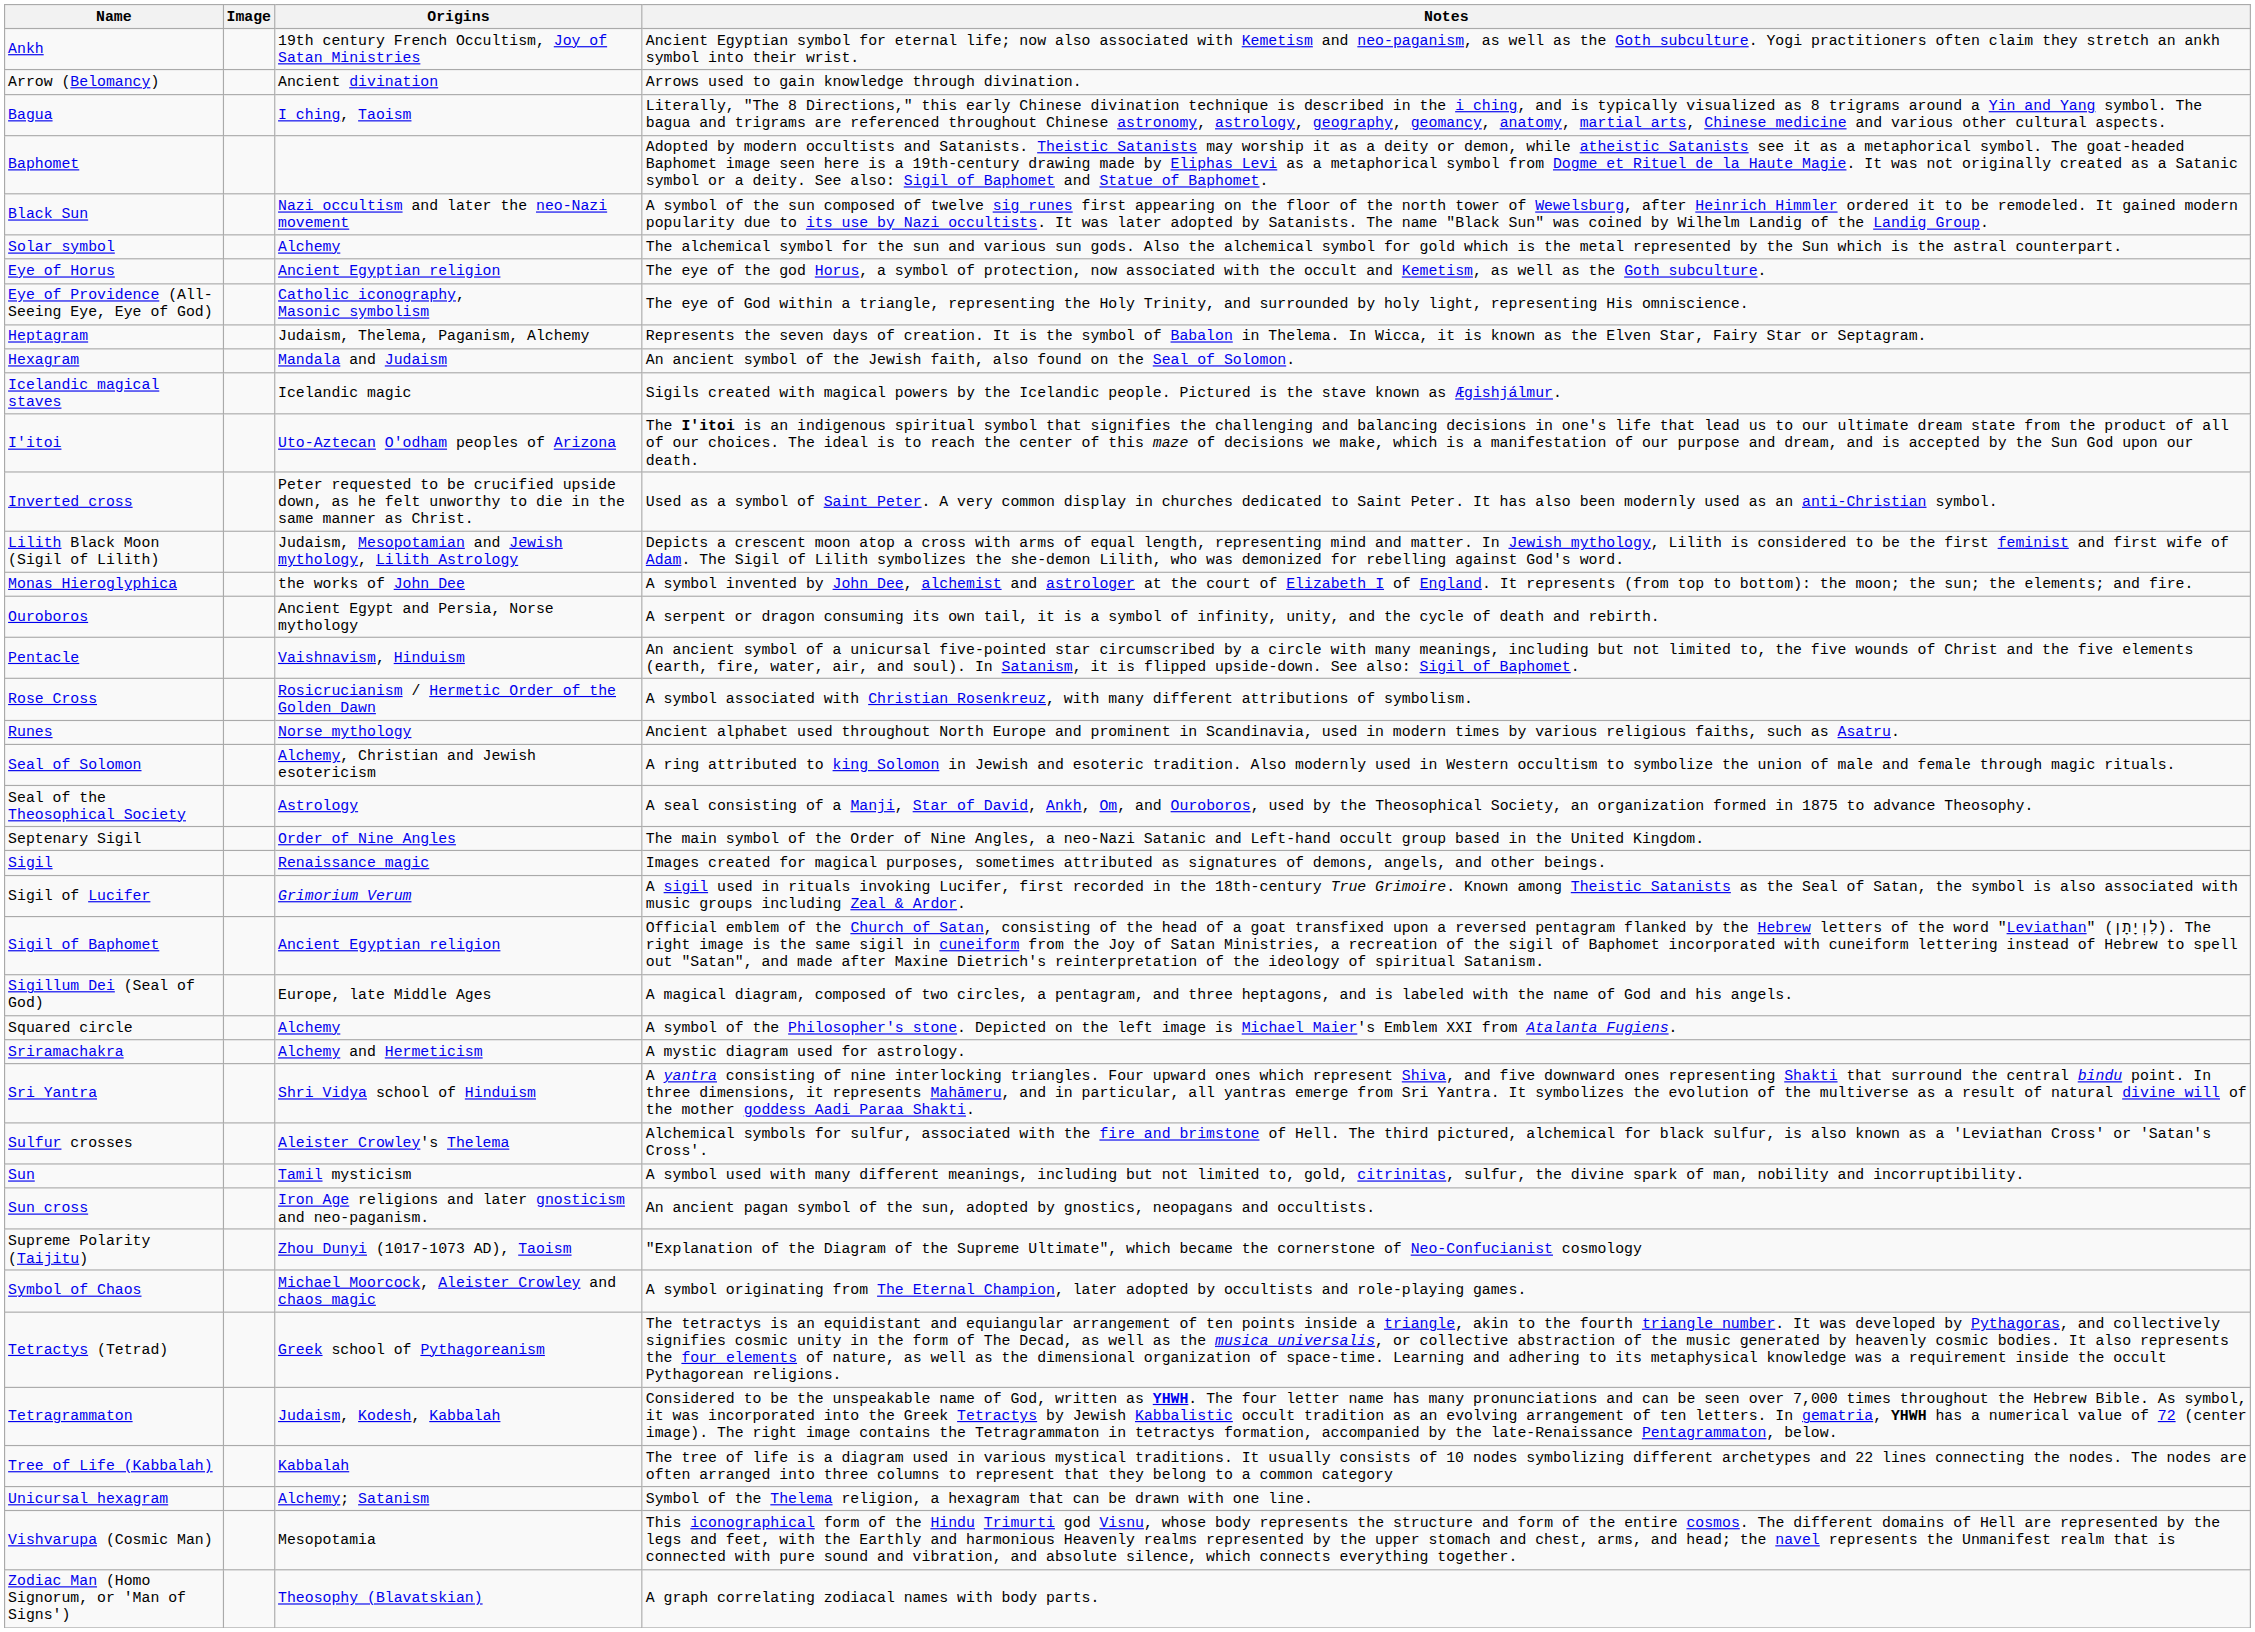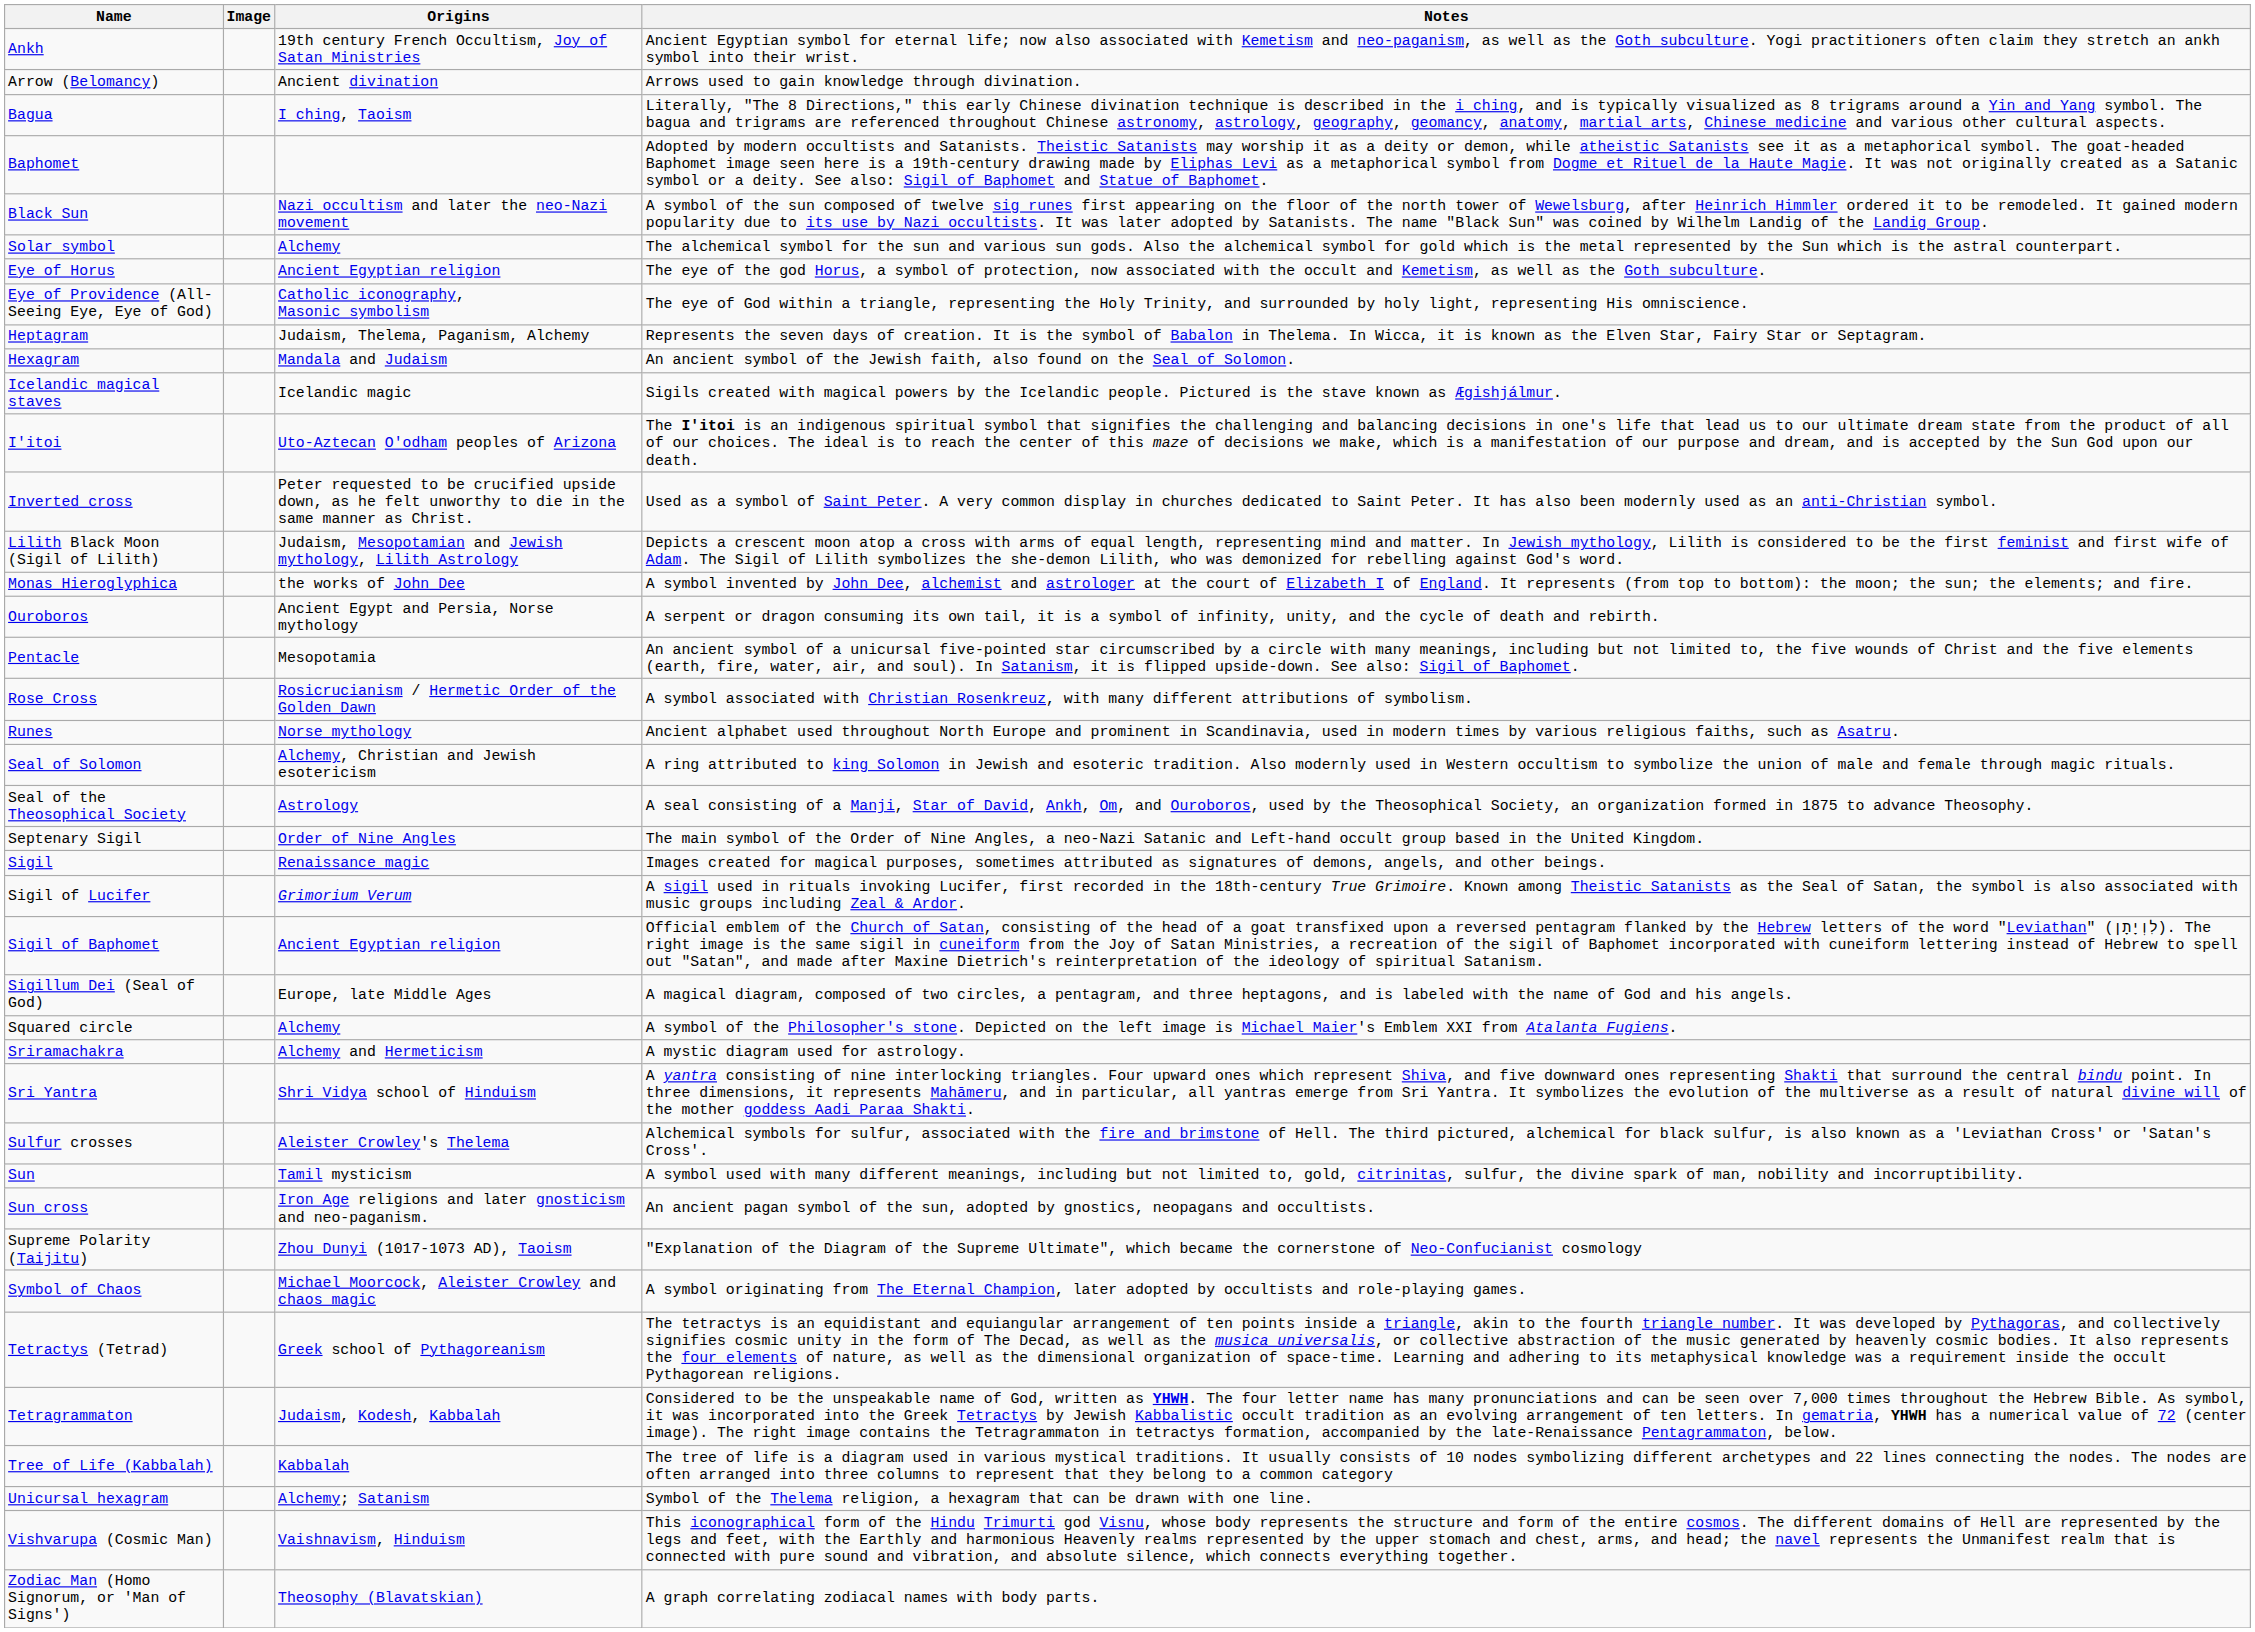(371, 658) Vaishnavism, Hinduism -> (327, 658) Mesopotamia
(327, 1540) Mesopotamia -> (371, 1540) Vaishnavism, Hinduism
